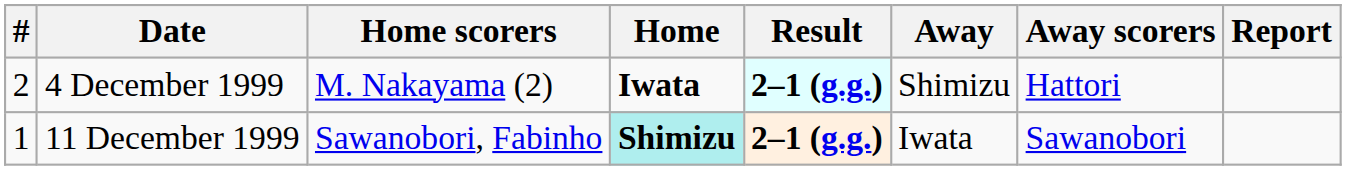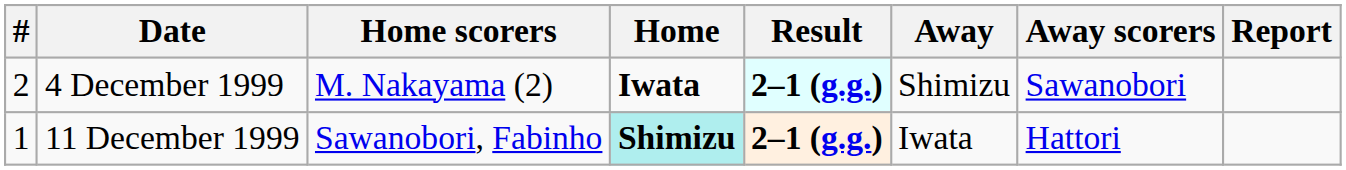(1073, 84) Hattori -> (1106, 84) Sawanobori
(1106, 137) Sawanobori -> (1073, 137) Hattori
